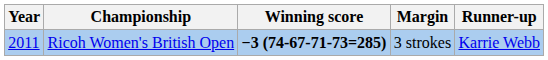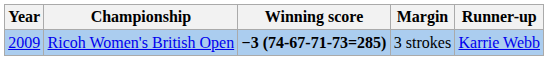(24, 42) 2011 -> (24, 42) 2009
